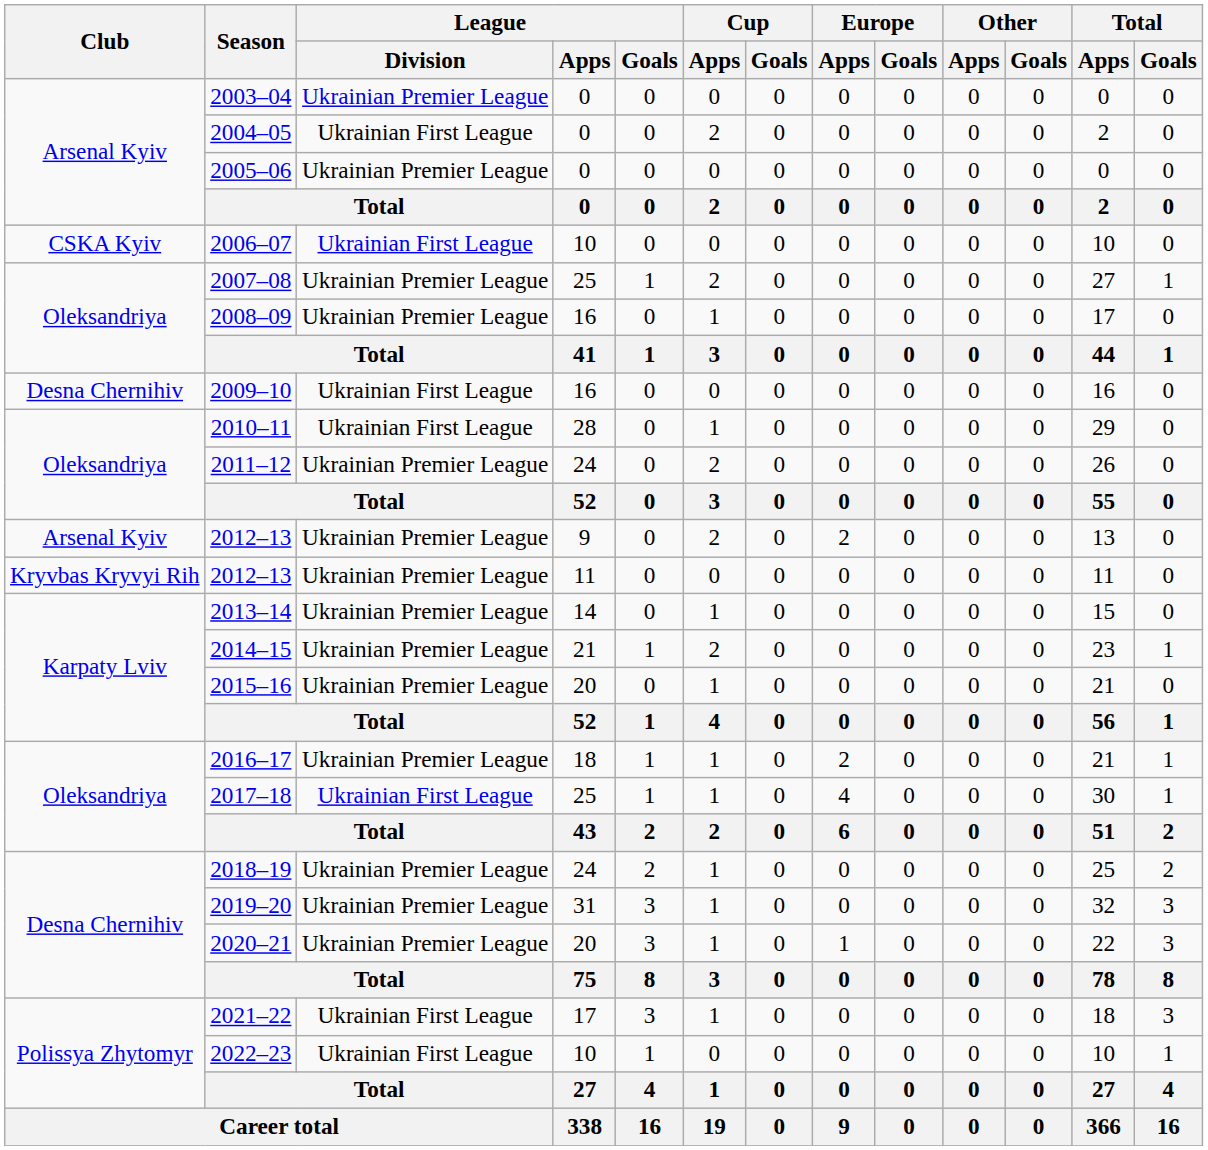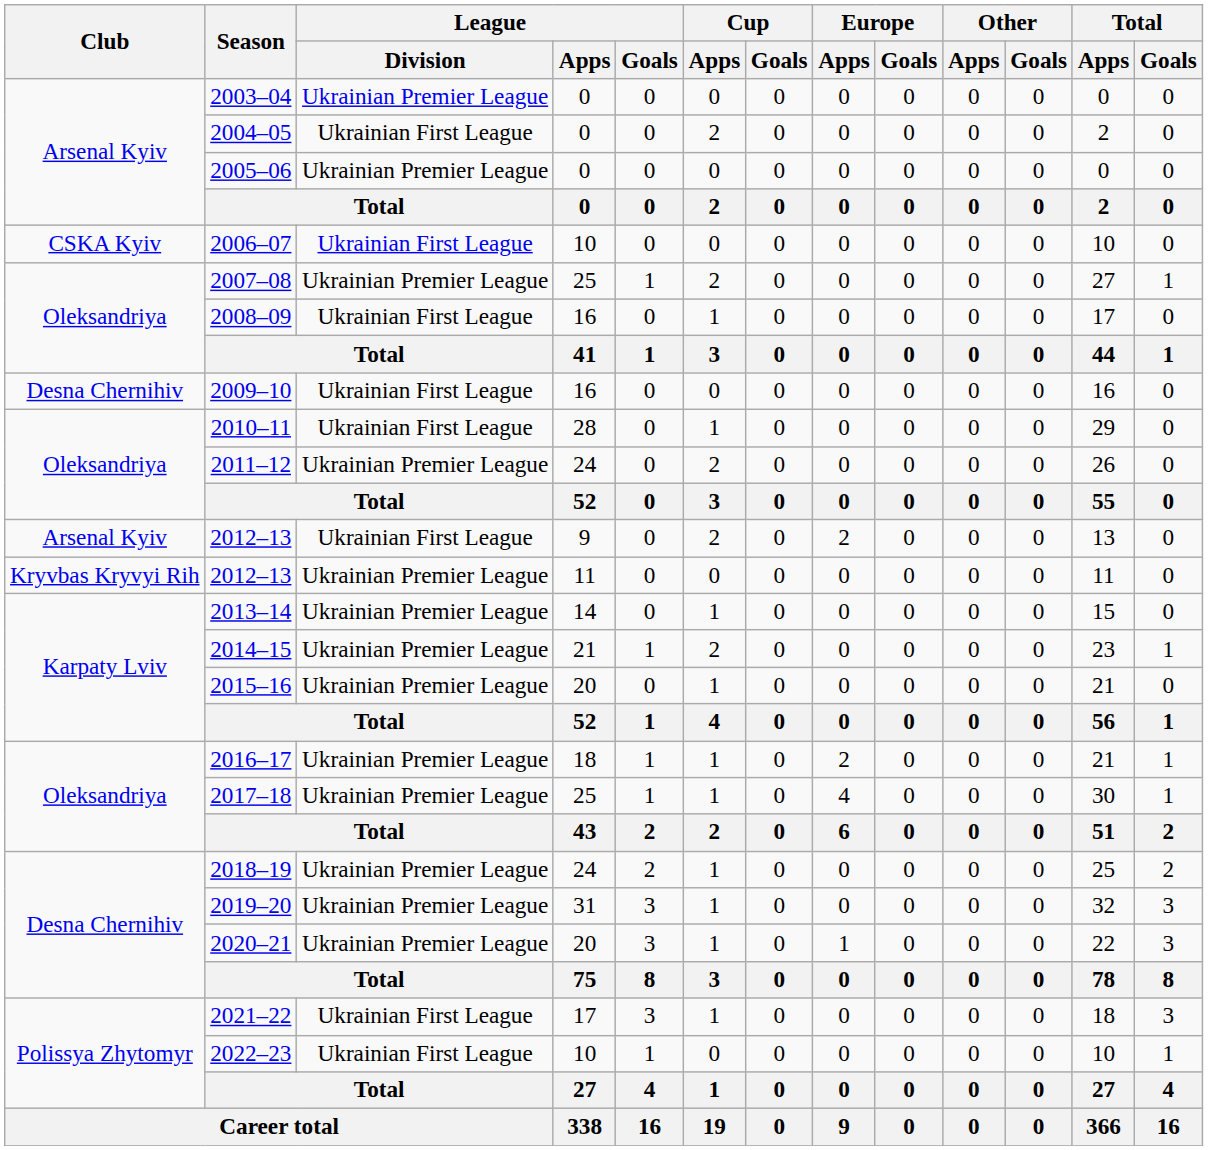(425, 317) Ukrainian Premier League -> (425, 317) Ukrainian First League
(425, 538) Ukrainian Premier League -> (425, 538) Ukrainian First League
(425, 795) Ukrainian First League -> (425, 795) Ukrainian Premier League
